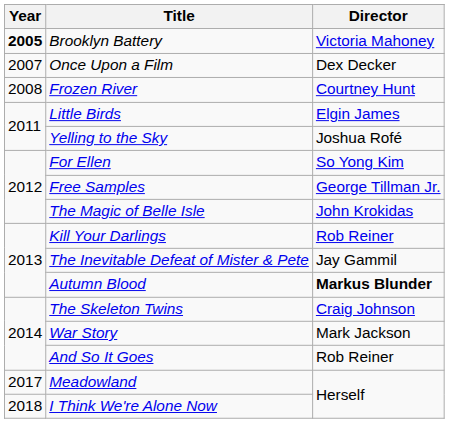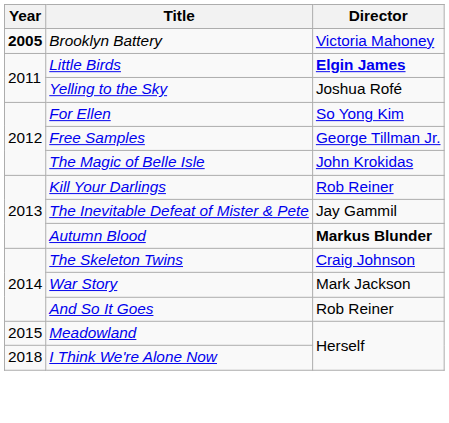- row: (111, 65)
- row: (93, 89)
(358, 114) normal -> (361, 65) bold
(25, 382) 2017 -> (25, 333) 2015
